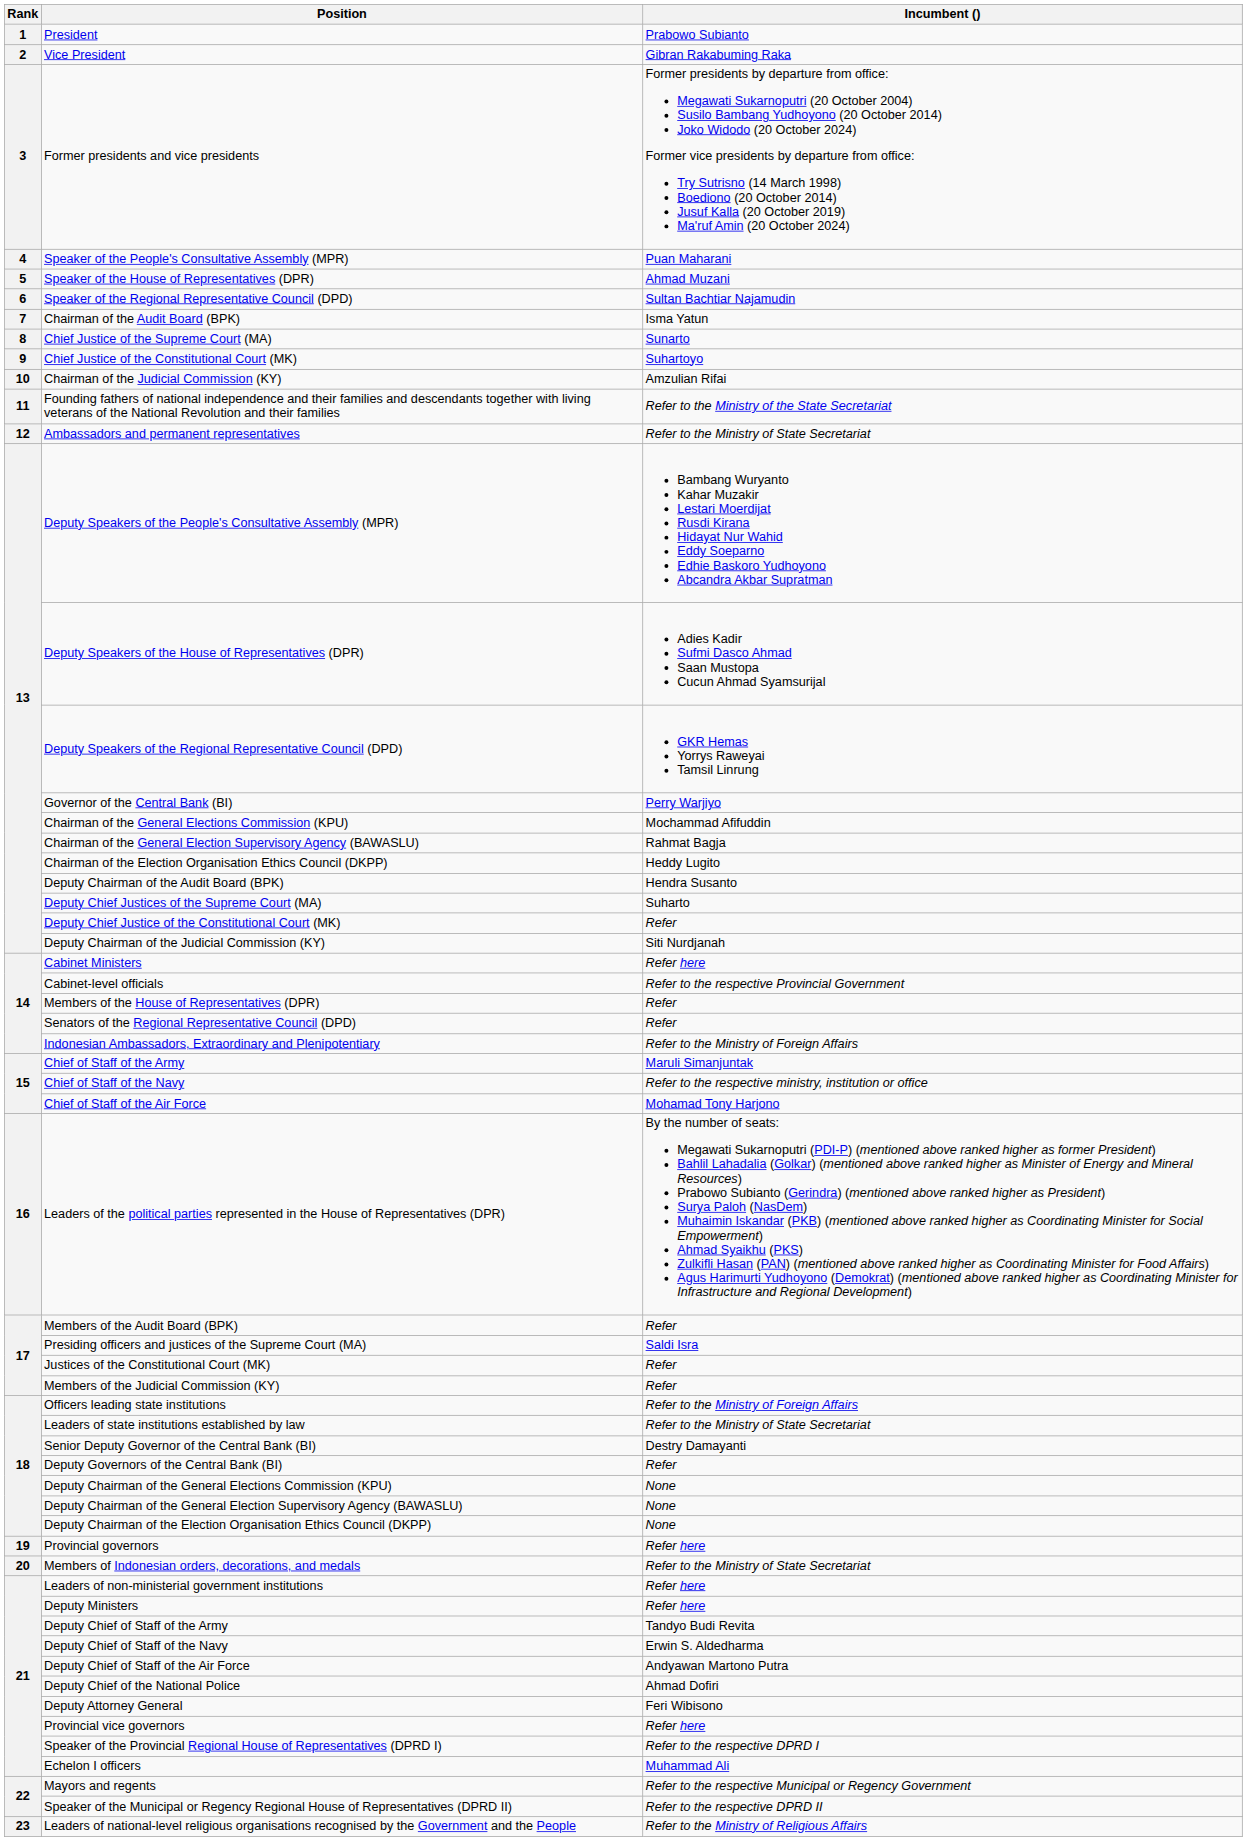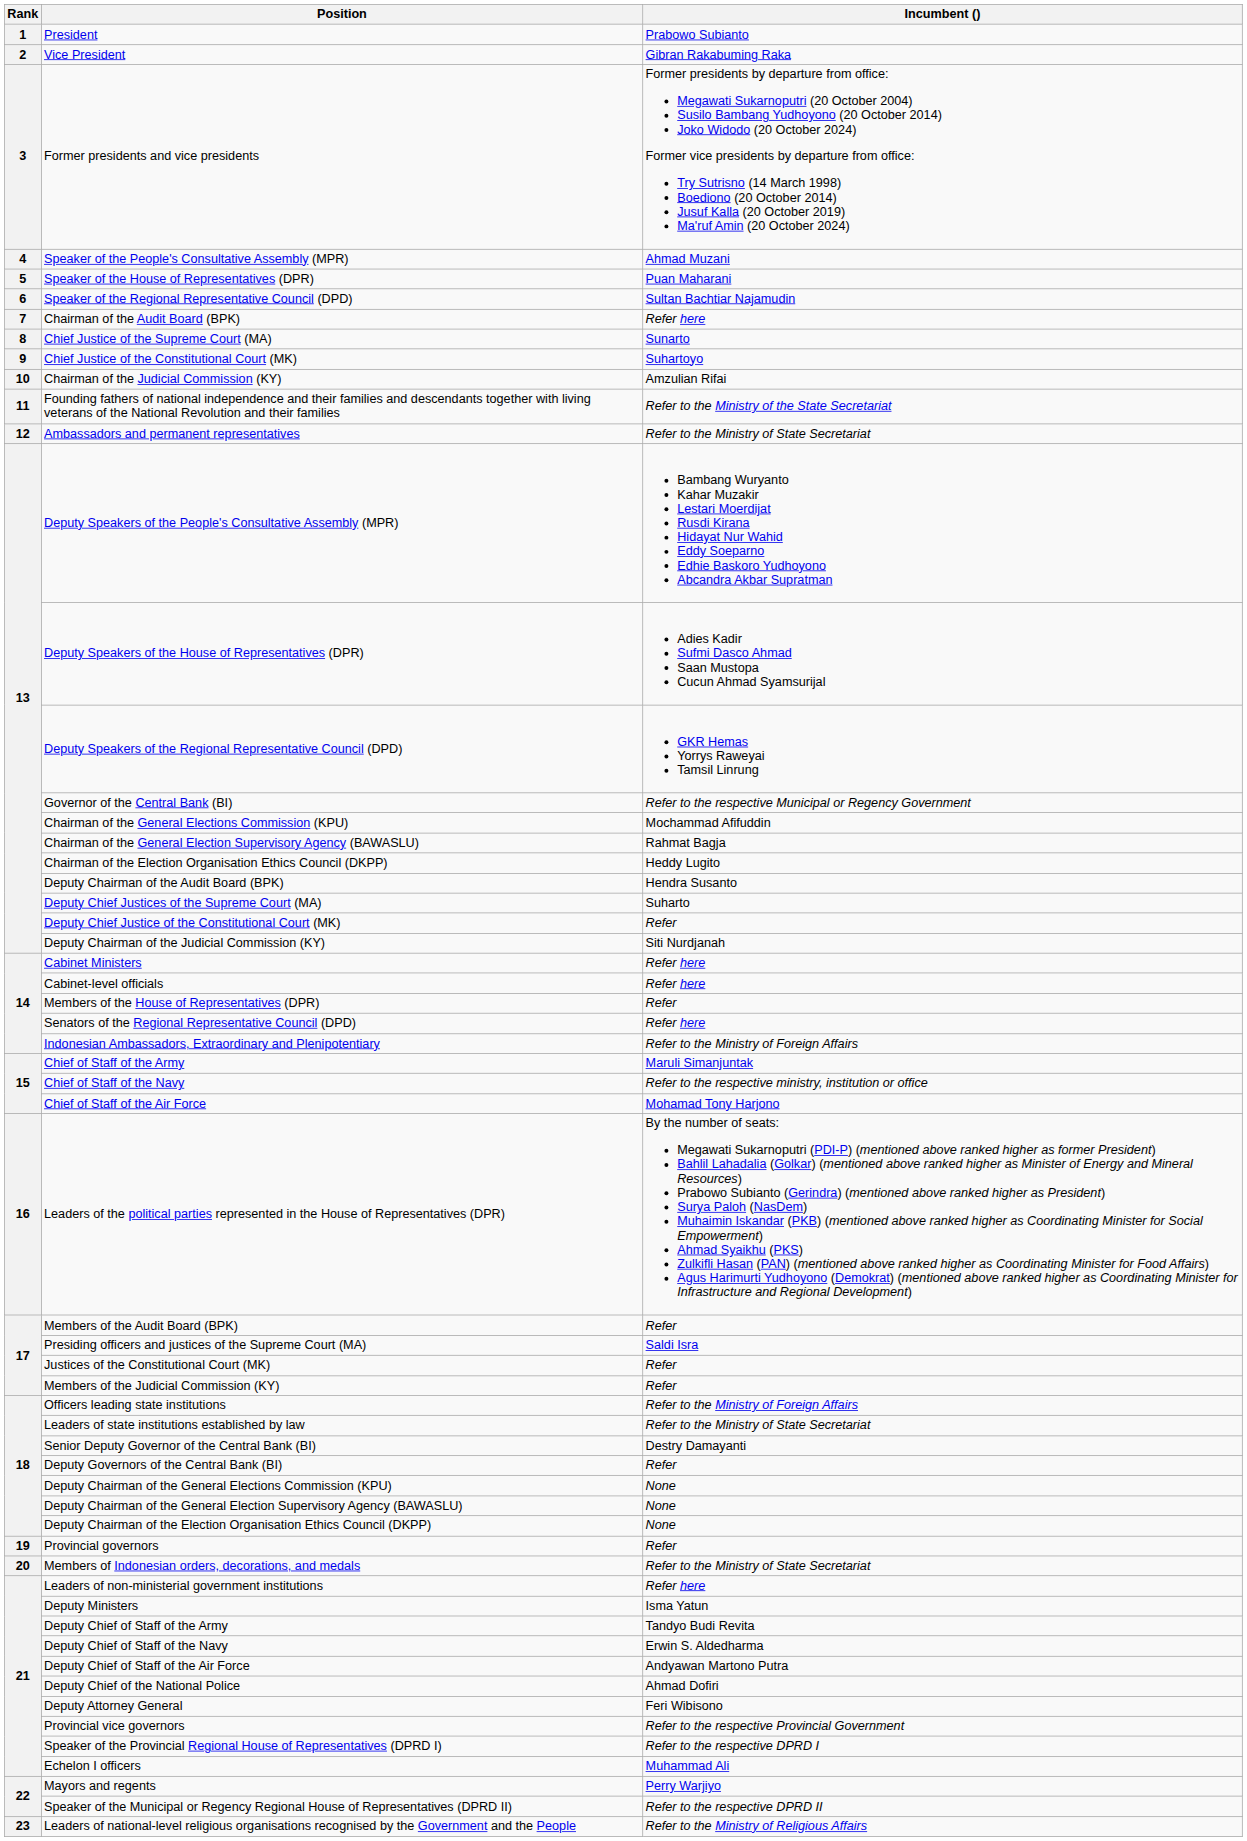(688, 259) Puan Maharani -> (688, 259) Ahmad Muzani
(688, 279) Ahmad Muzani -> (688, 279) Puan Maharani
(677, 319) Isma Yatun -> (675, 319) Refer here
(683, 802) Perry Warjiyo -> (808, 802) Refer to the respective Municipal or Regency Government
(775, 983) Refer to the respective Provincial Government -> (675, 983) Refer here
(661, 1023) Refer -> (675, 1023) Refer here
(675, 1545) Refer here -> (661, 1545) Refer
(675, 1606) Refer here -> (677, 1606) Isma Yatun
(675, 1726) Refer here -> (775, 1726) Refer to the respective Provincial Government
(808, 1786) Refer to the respective Municipal or Regency Government -> (683, 1786) Perry Warjiyo
